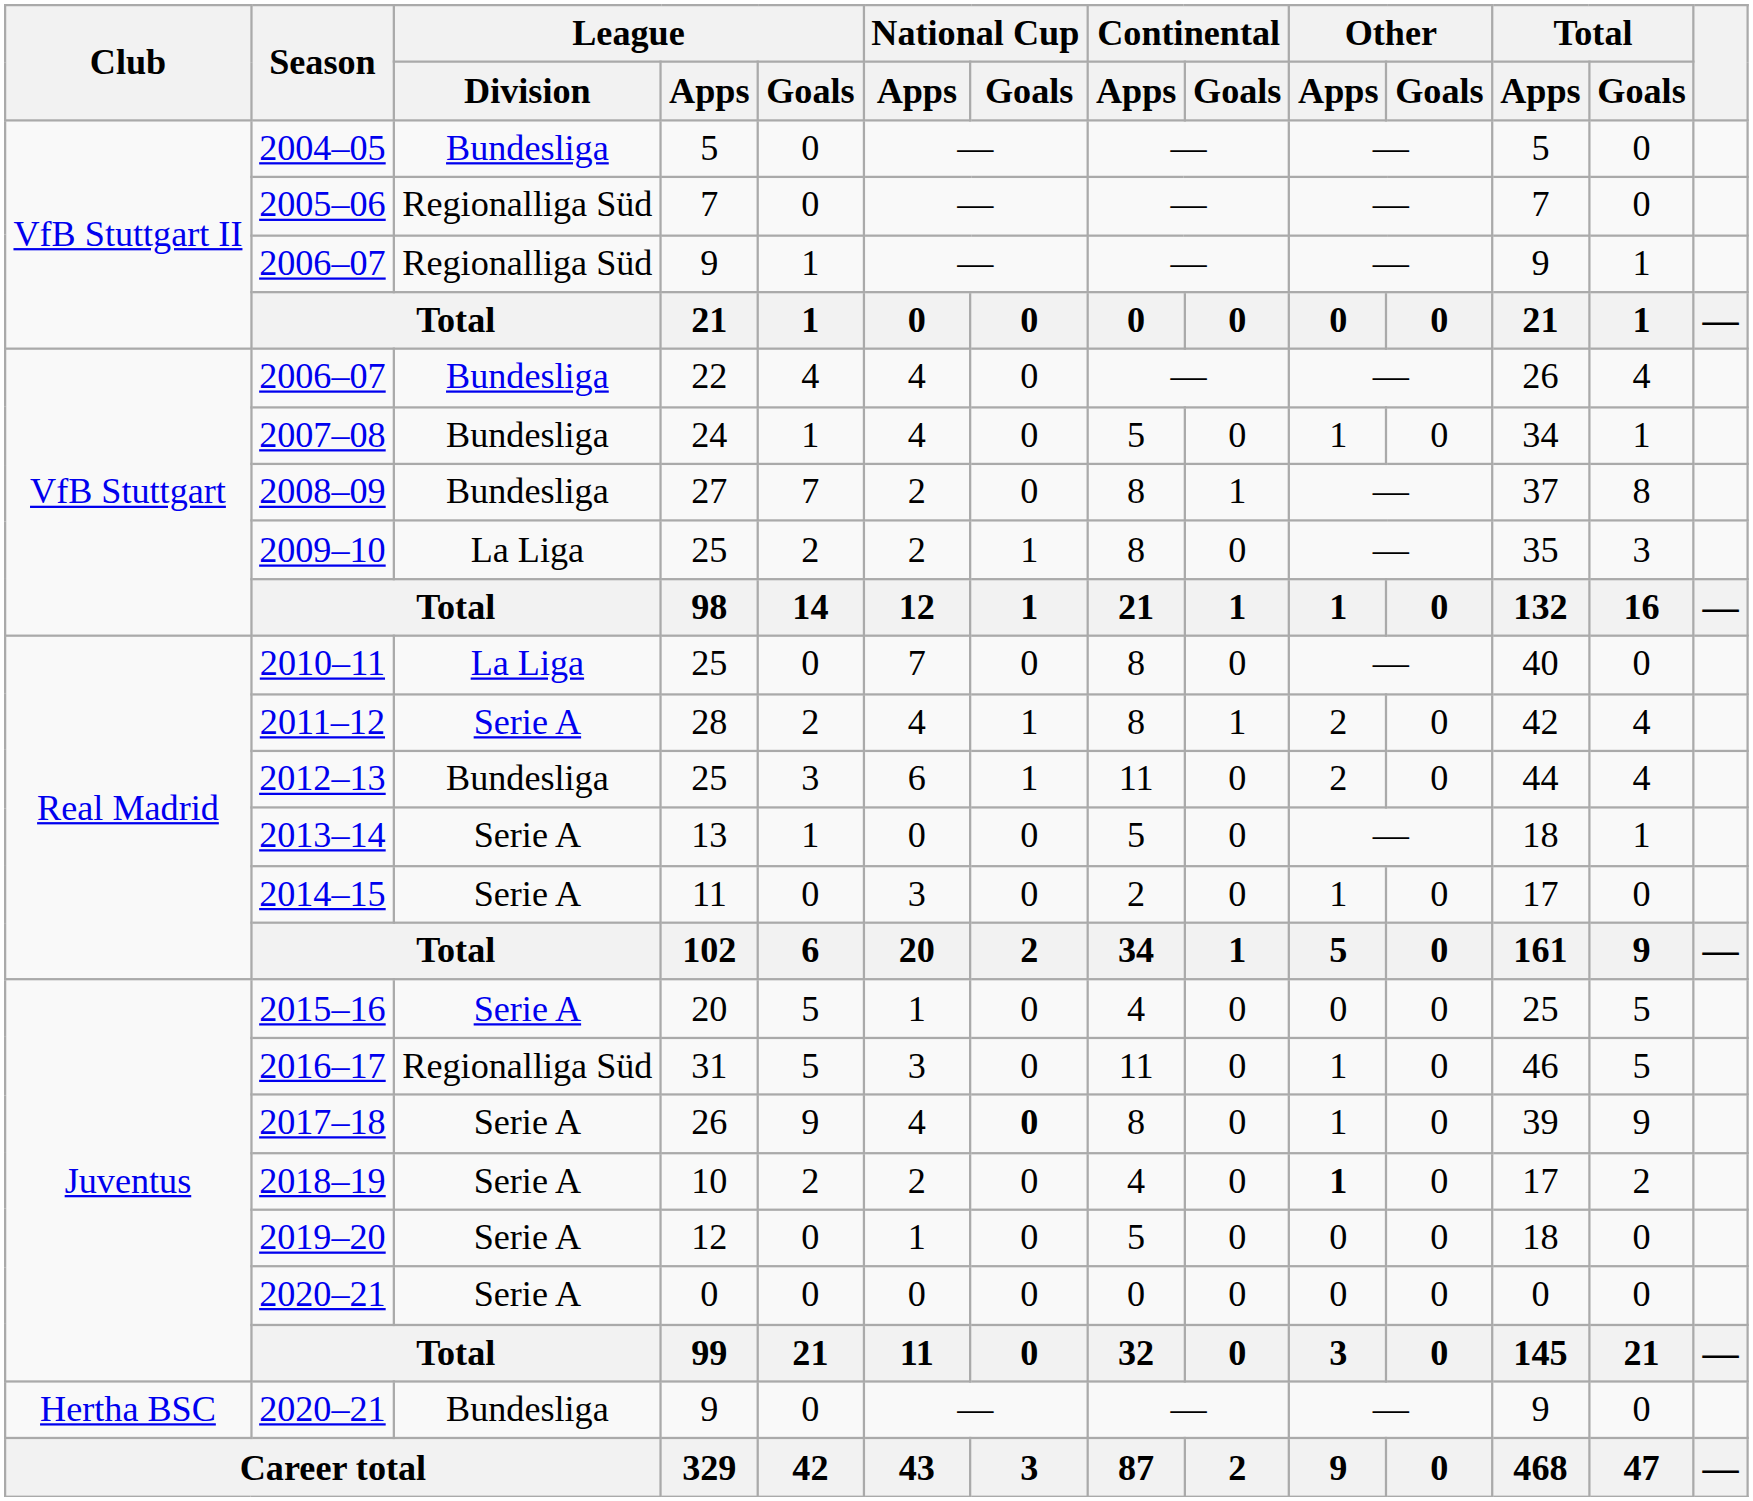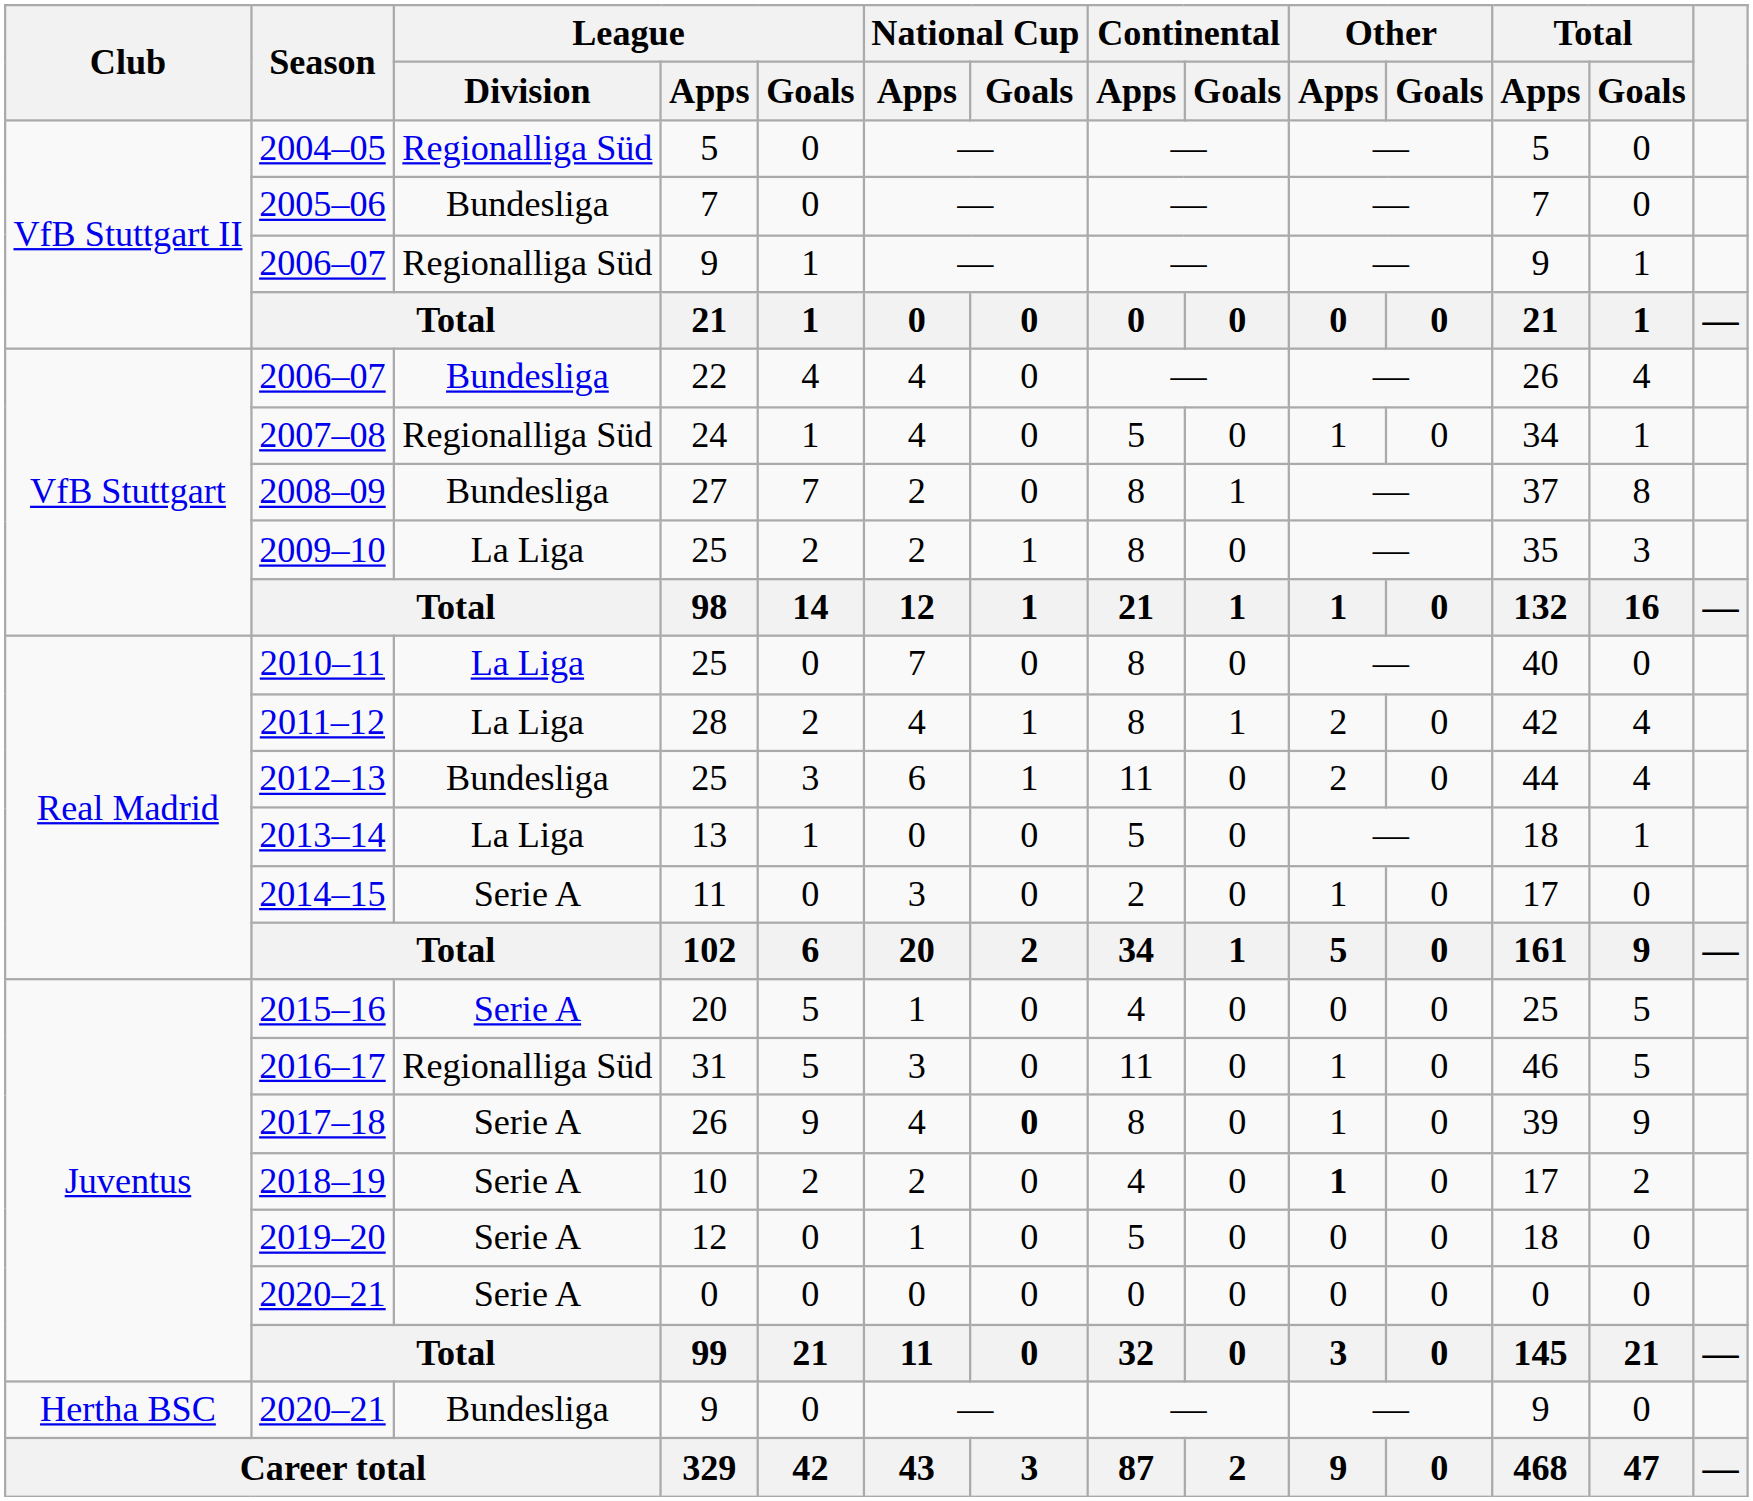(527, 147) Bundesliga -> (527, 147) Regionalliga Süd
(527, 205) Regionalliga Süd -> (527, 205) Bundesliga
(527, 434) Bundesliga -> (527, 434) Regionalliga Süd
(527, 721) Serie A -> (527, 721) La Liga
(527, 836) Serie A -> (527, 836) La Liga
